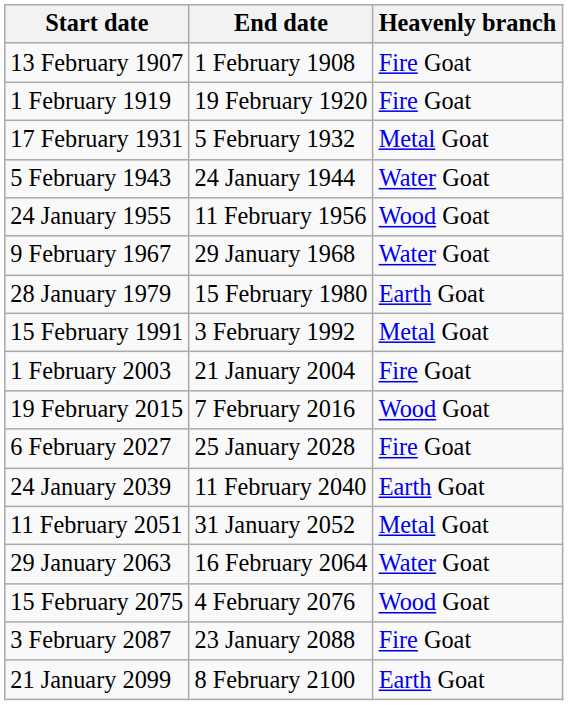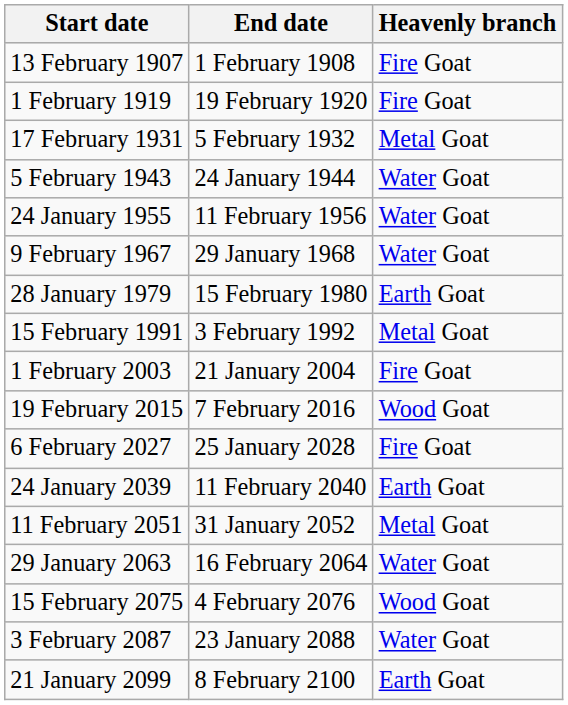(434, 216) Wood Goat -> (434, 216) Water Goat
(425, 640) Fire Goat -> (434, 640) Water Goat
